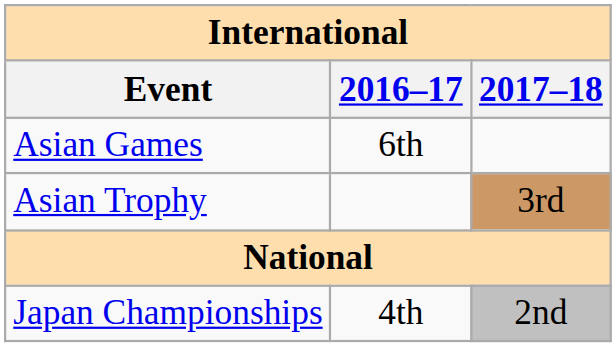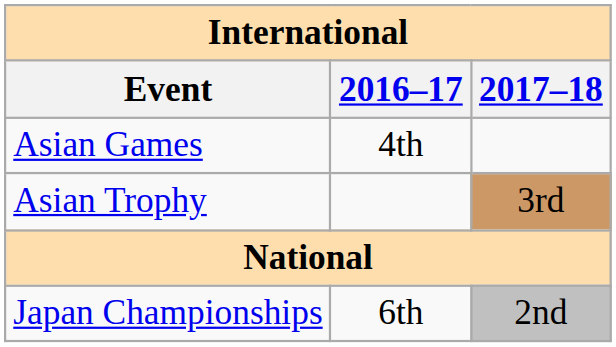(401, 144) 6th -> (401, 144) 4th
(401, 312) 4th -> (401, 312) 6th
